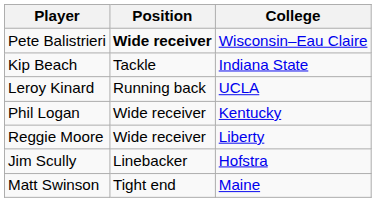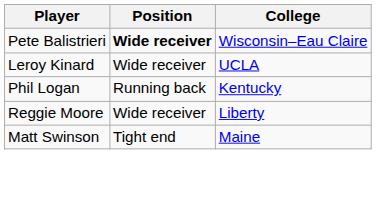- row: (43, 64)
(159, 88) Running back -> (159, 64) Wide receiver
(159, 112) Wide receiver -> (159, 88) Running back
- row: (42, 161)
